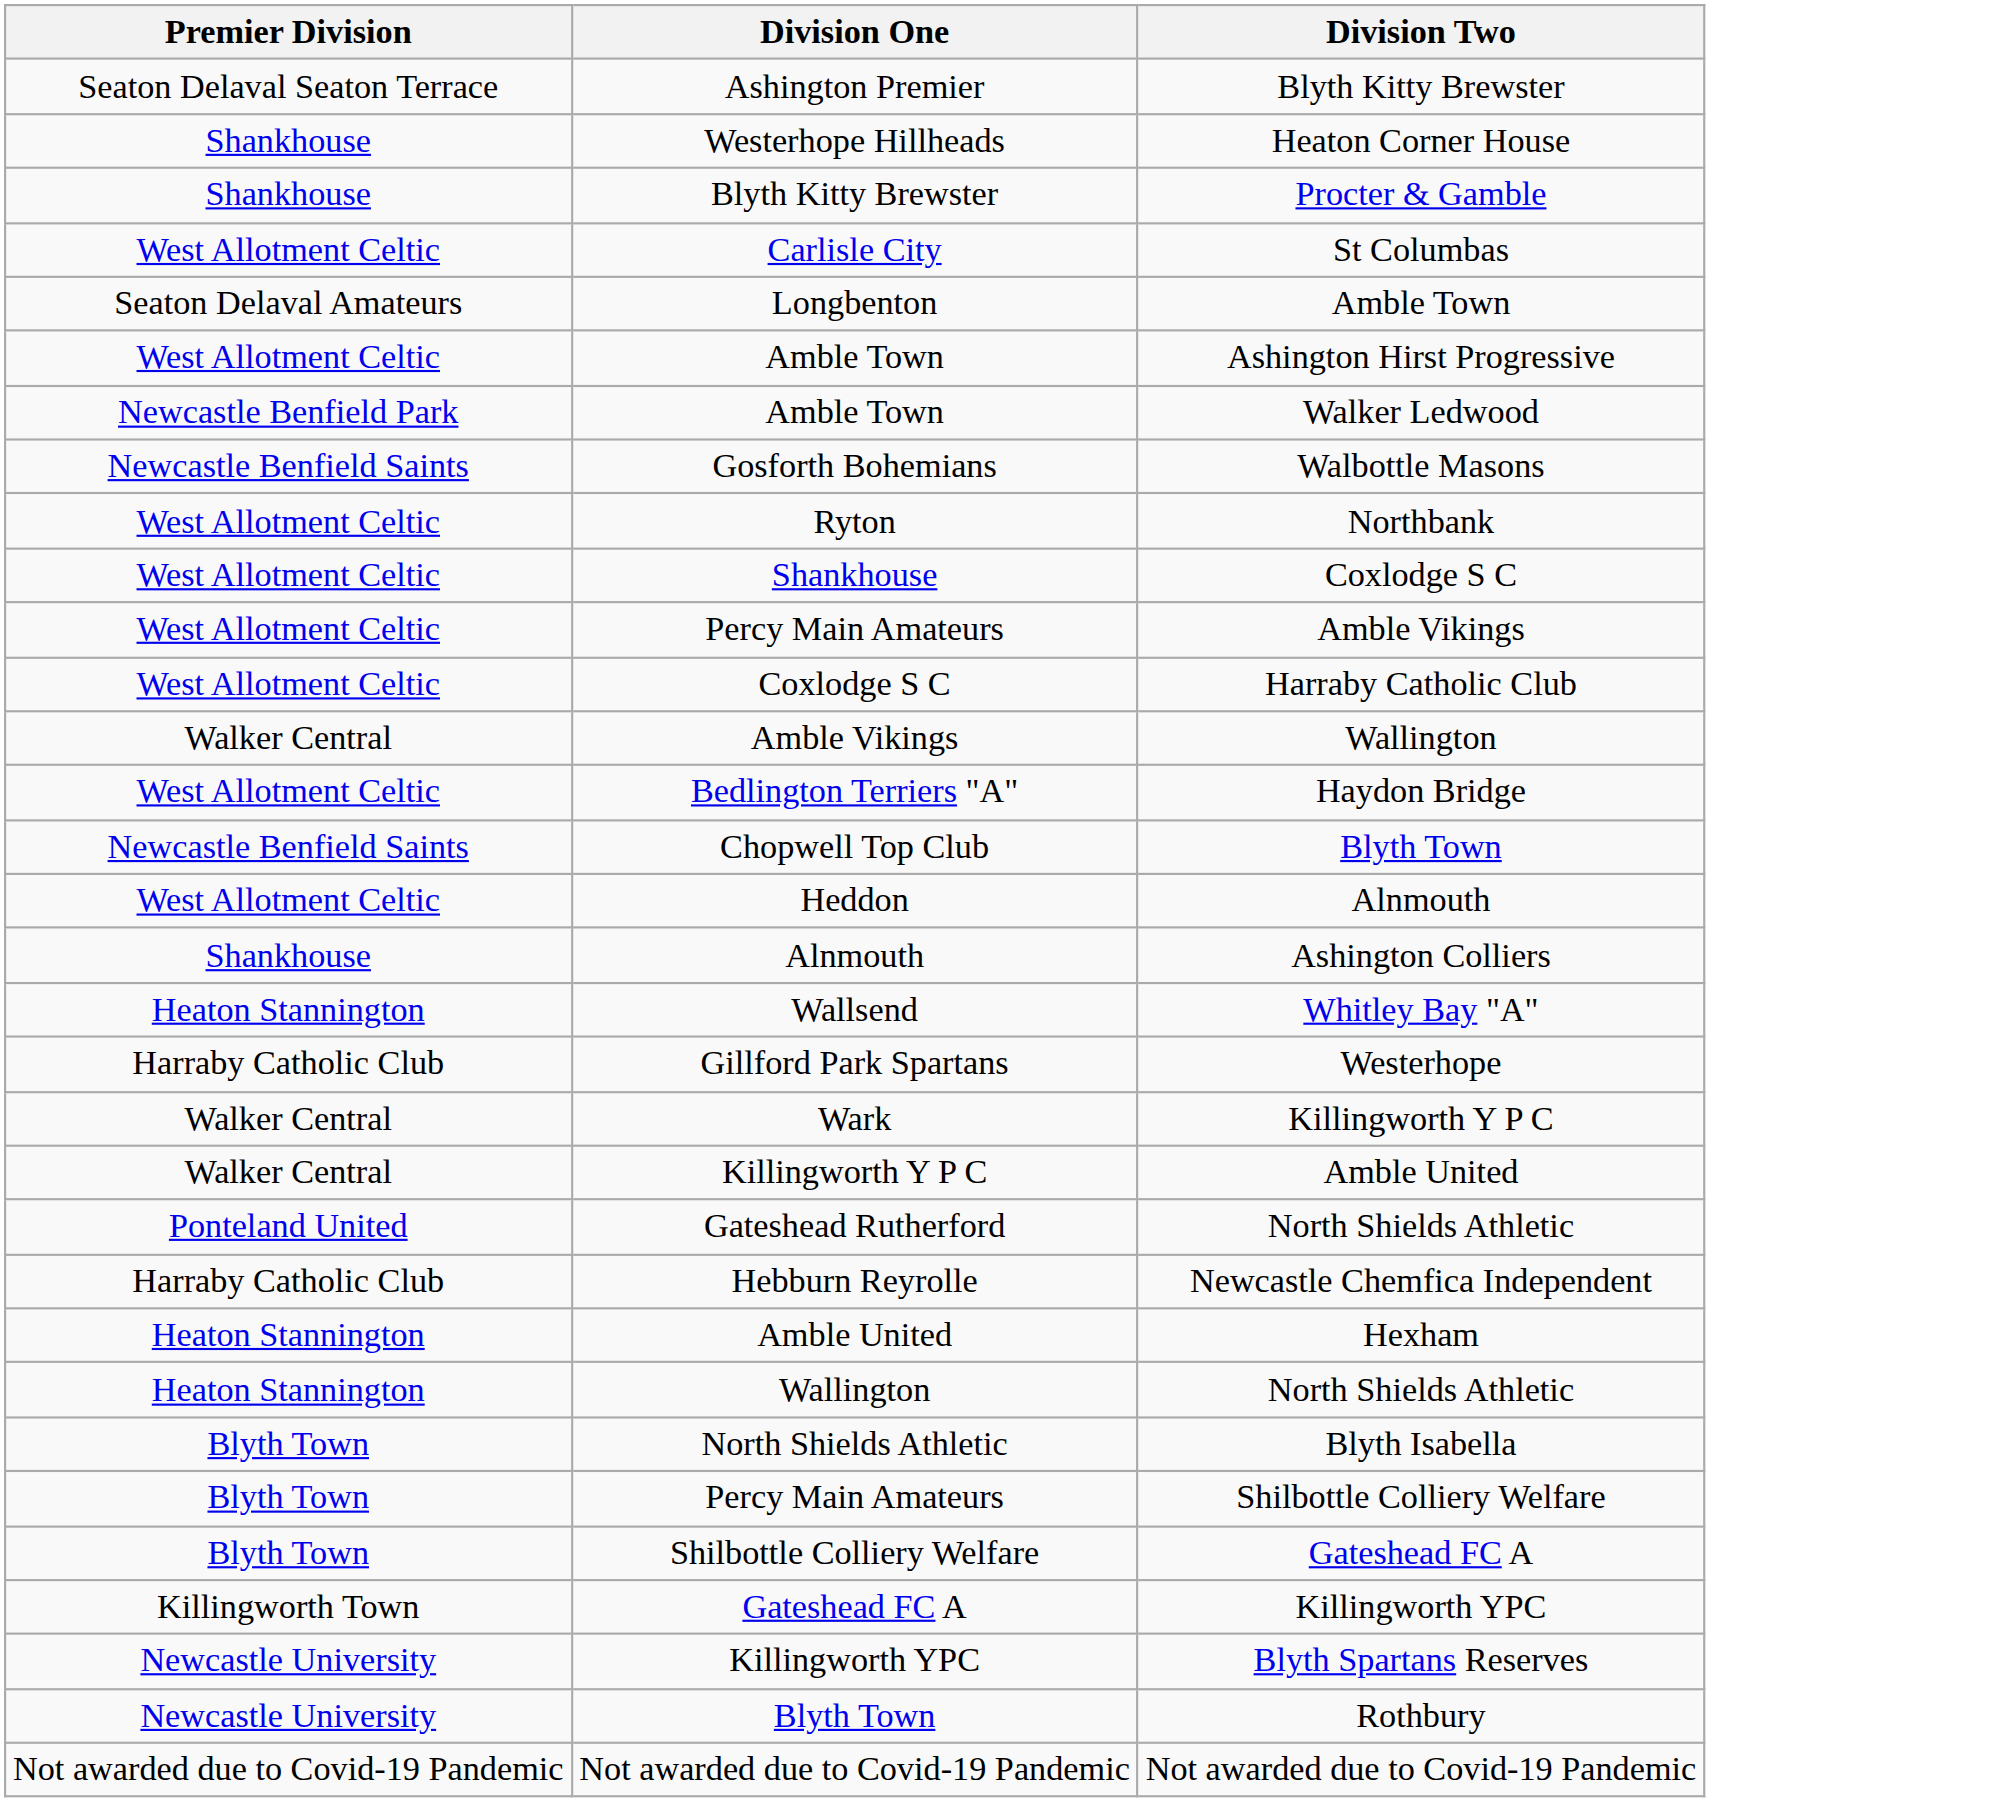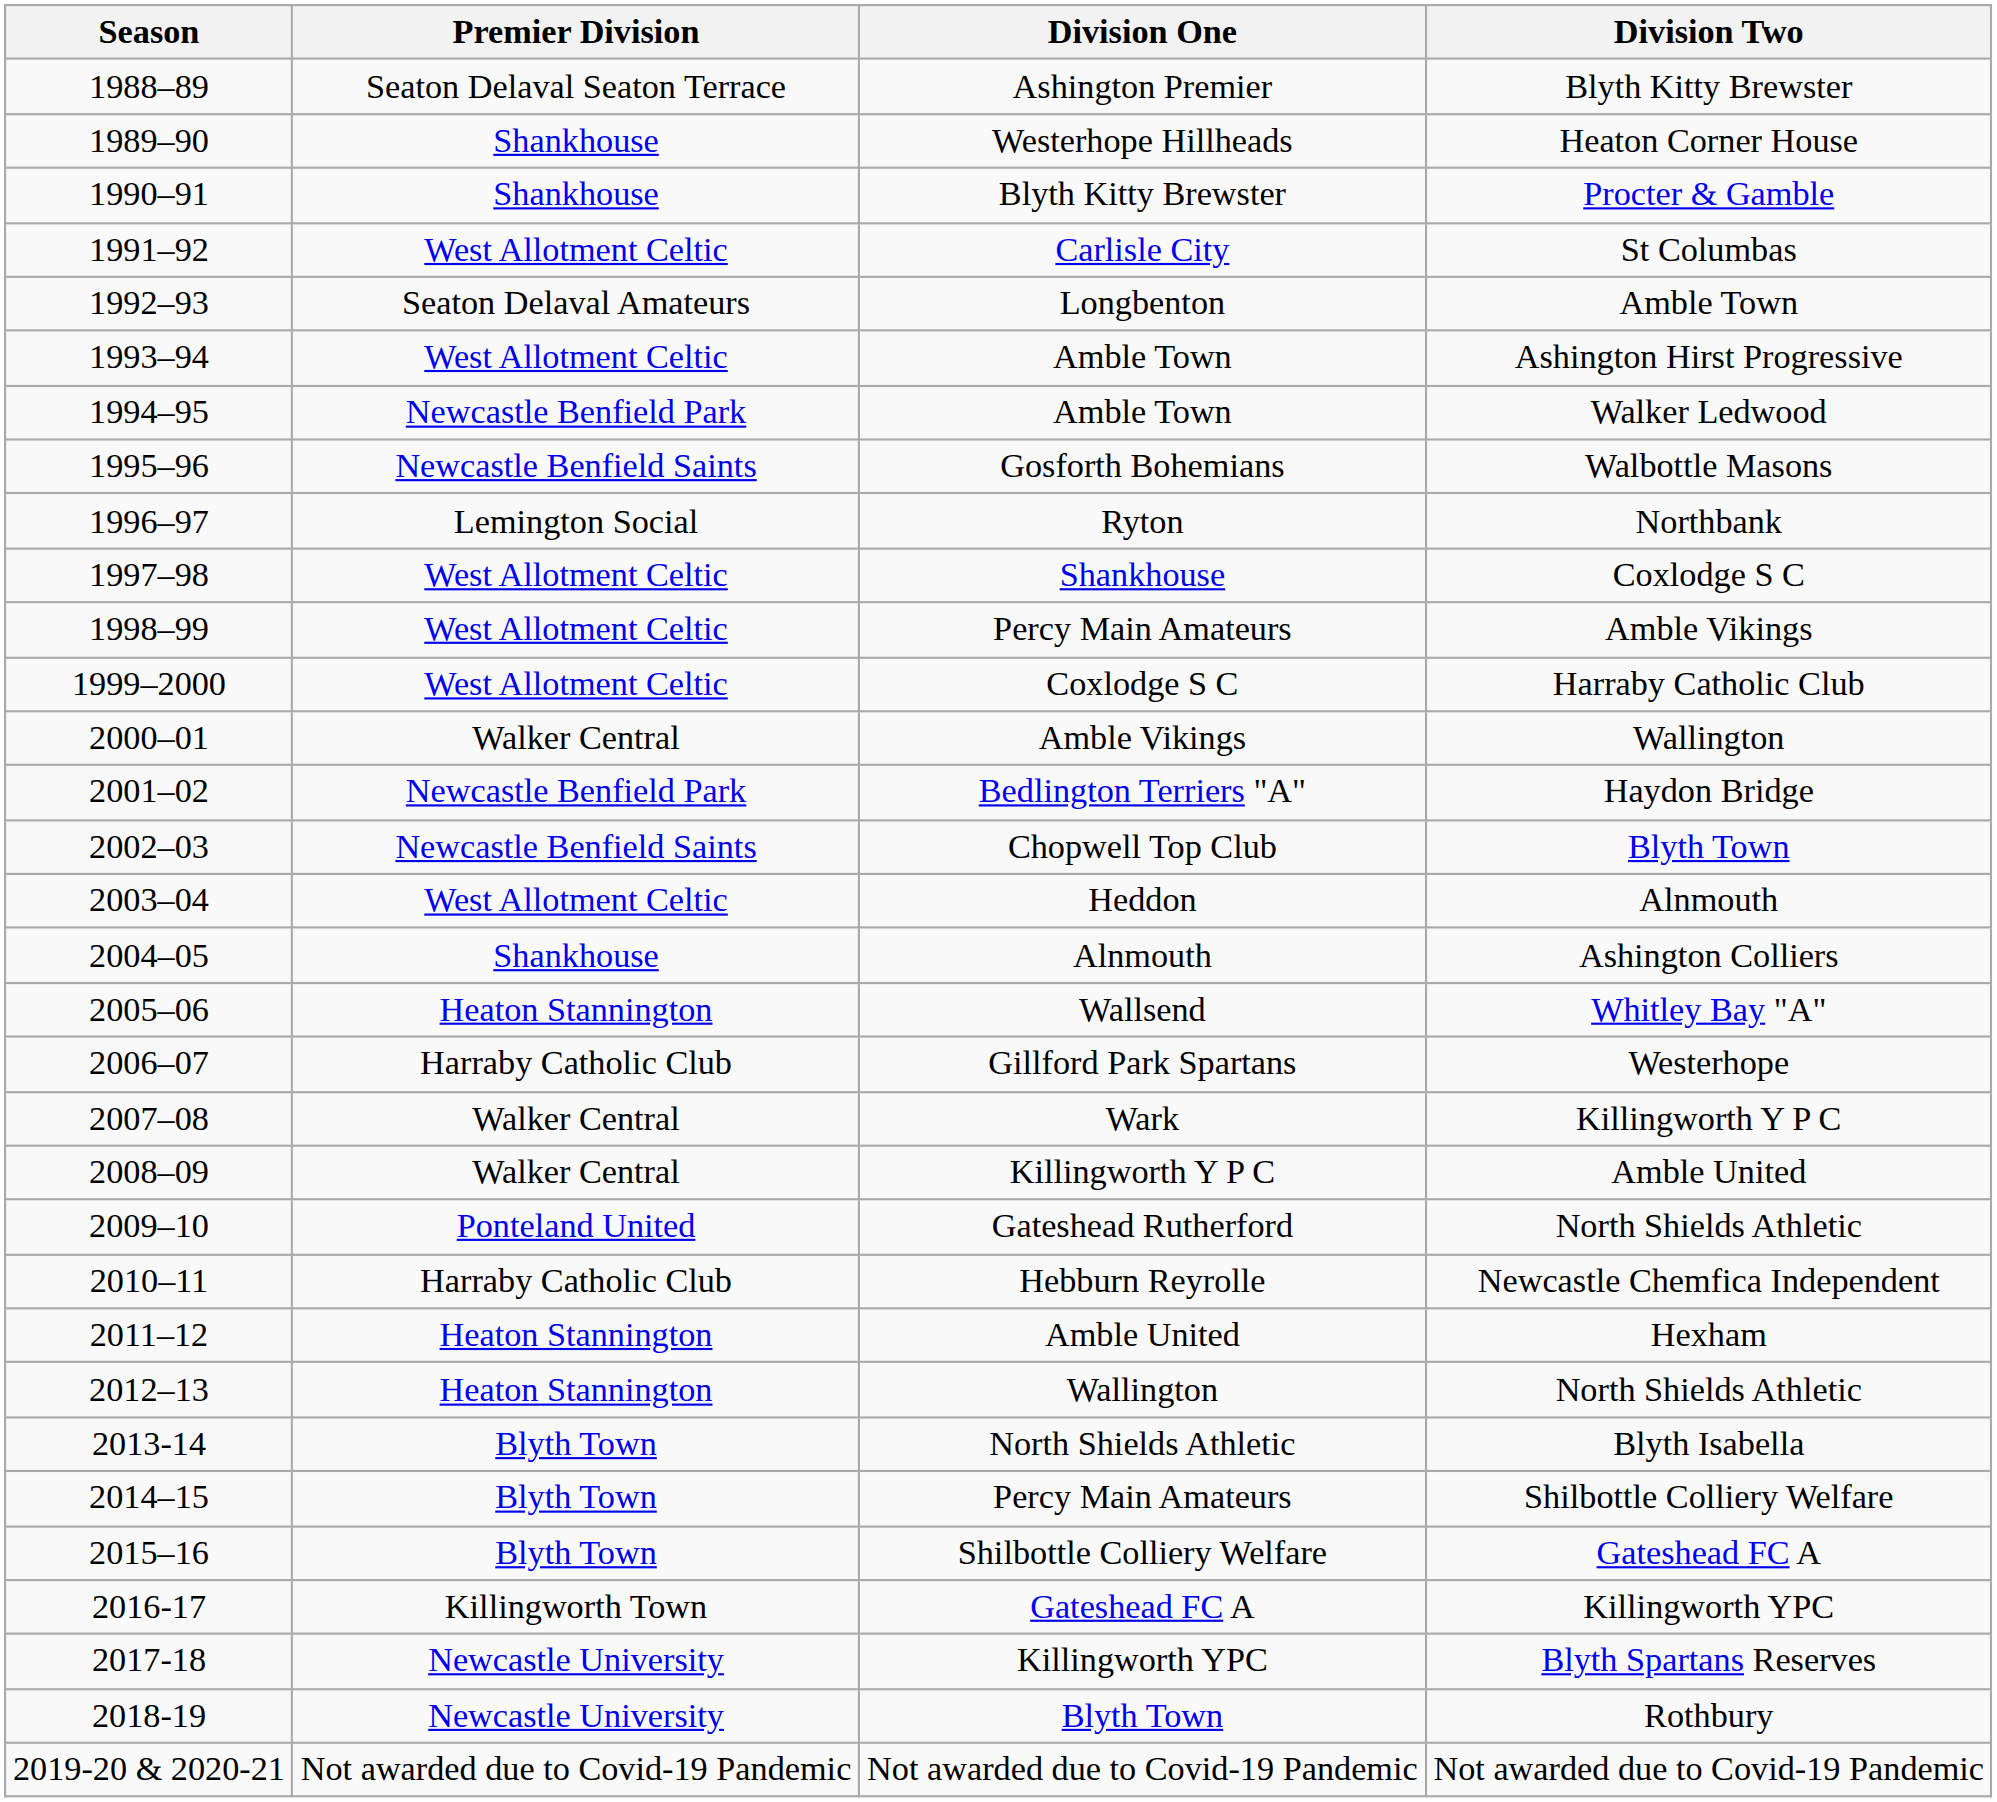+ column: (149, 31)
(288, 520) West Allotment Celtic -> (576, 520) Lemington Social
(288, 791) West Allotment Celtic -> (576, 791) Newcastle Benfield Park
